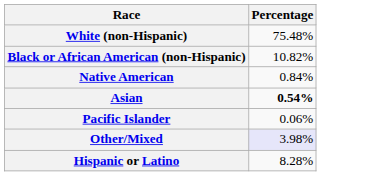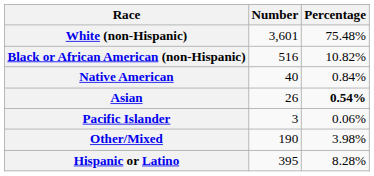+ column: (275, 14)
(296, 139) lavender background -> (349, 139) no background
